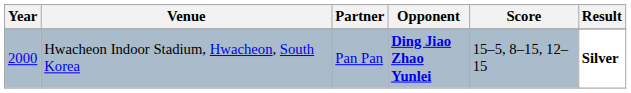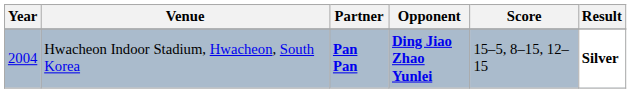(23, 58) 2000 -> (23, 58) 2004
(359, 58) normal -> (345, 58) bold
